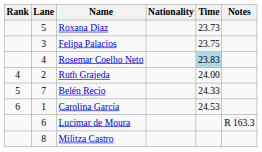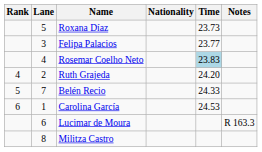(209, 44) 23.75 -> (209, 44) 23.77
(209, 75) 24.00 -> (209, 75) 24.20
